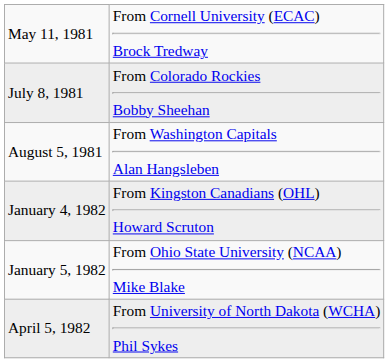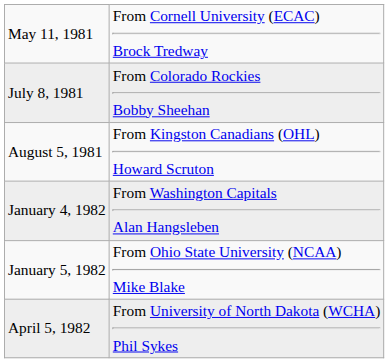(247, 151) From Washington Capitals Alan Hangsleben -> (247, 151) From Kingston Canadians (OHL) Howard Scruton
(247, 210) From Kingston Canadians (OHL) Howard Scruton -> (247, 210) From Washington Capitals Alan Hangsleben
